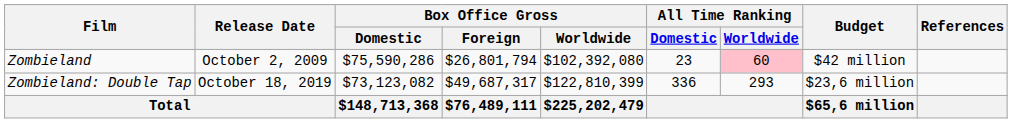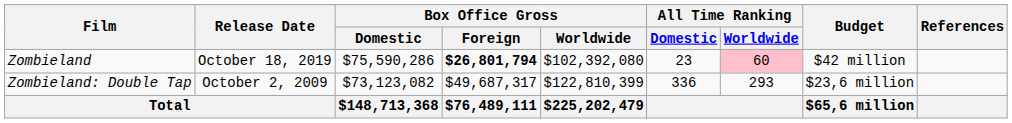(265, 61) October 2, 2009 -> (265, 61) October 18, 2019
(491, 61) normal -> (491, 61) bold
(265, 84) October 18, 2019 -> (265, 84) October 2, 2009
